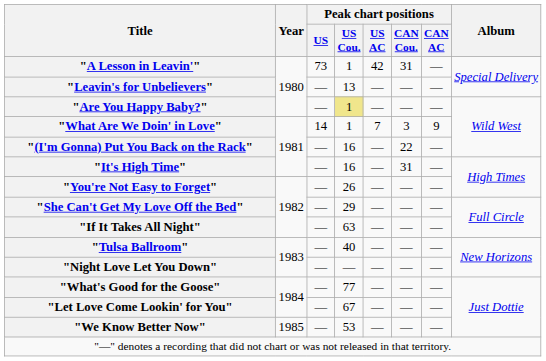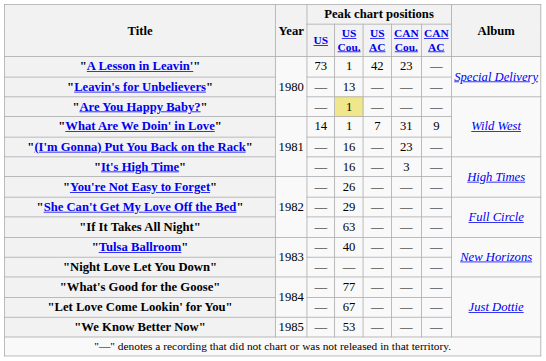(406, 66) 31 -> (406, 66) 23
(406, 126) 3 -> (406, 126) 31
(406, 146) 22 -> (406, 146) 23
(406, 166) 31 -> (406, 166) 3
